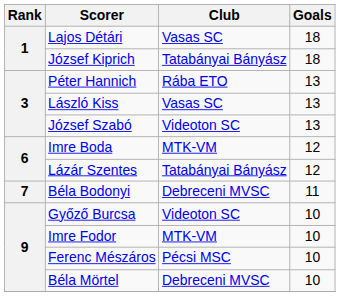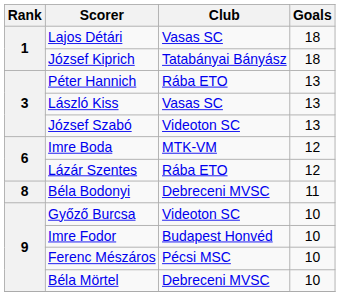(224, 170) Tatabányai Bányász -> (195, 170) Rába ETO
(25, 192) 7 -> (25, 192) 8
(189, 236) MTK-VM -> (217, 236) Budapest Honvéd
